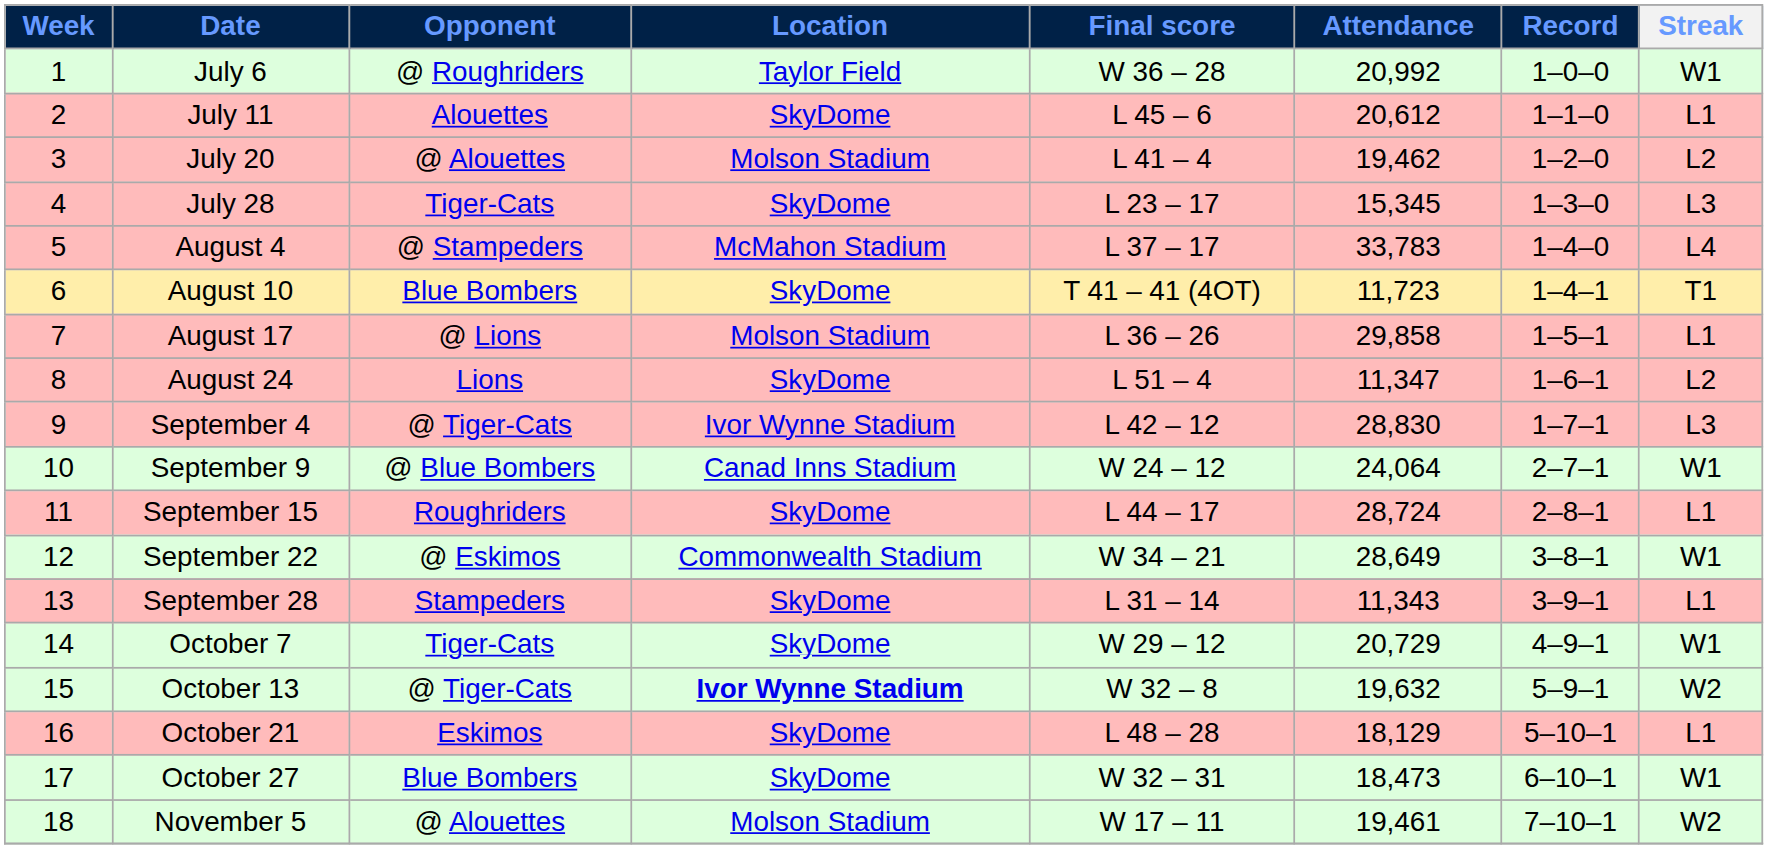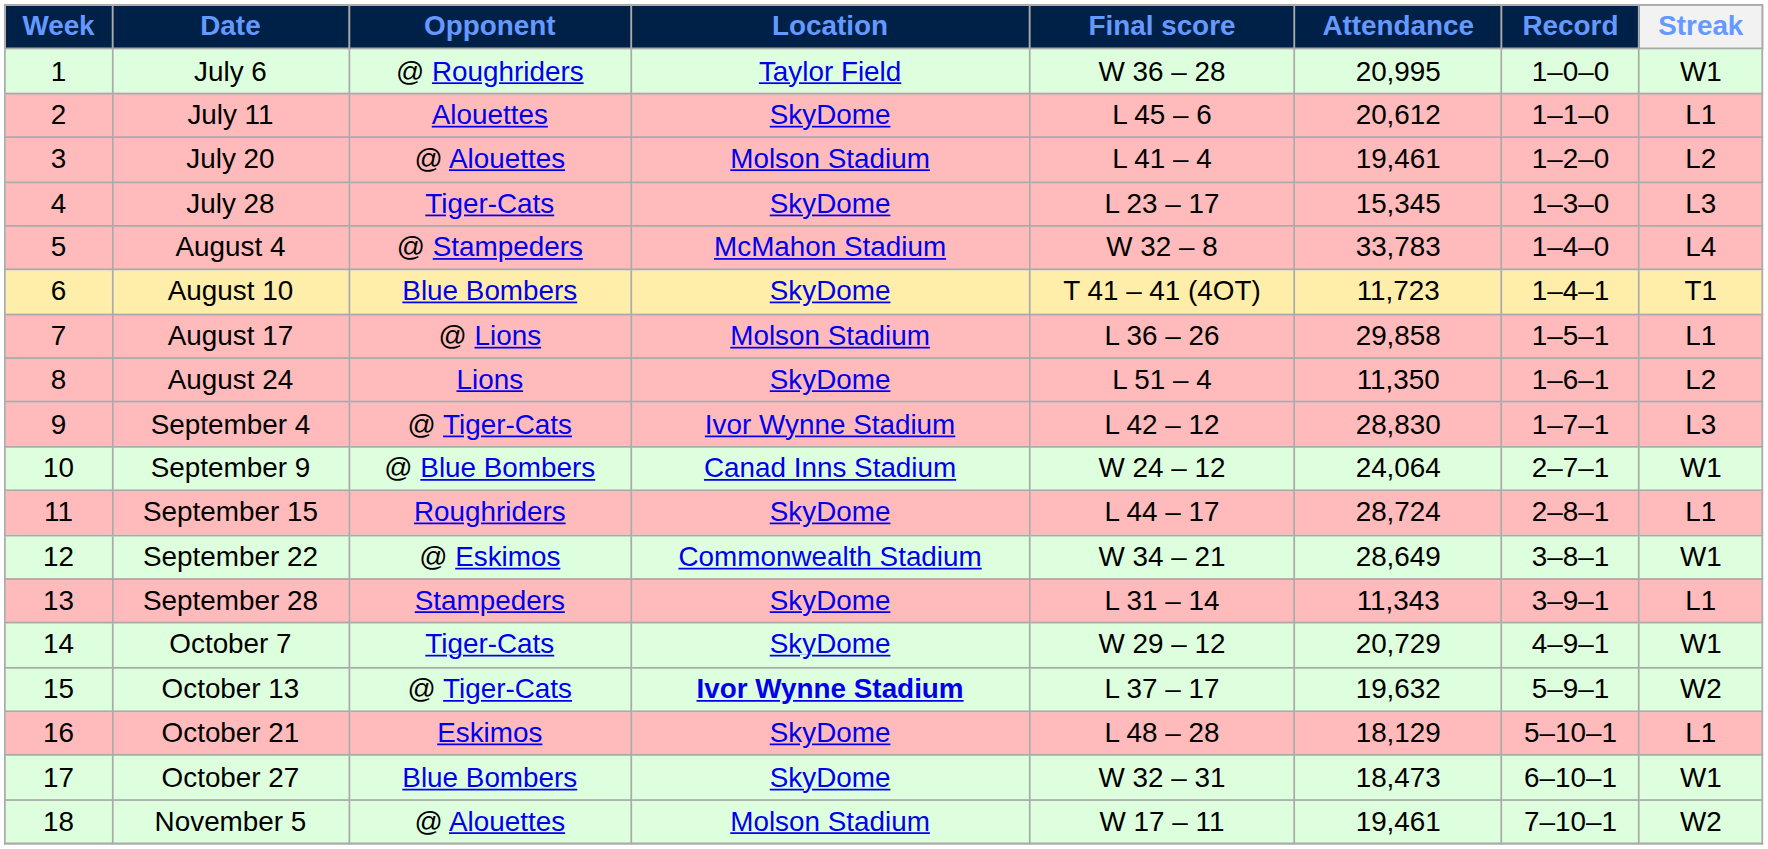(1398, 70) 20,992 -> (1398, 70) 20,995
(1398, 159) 19,462 -> (1398, 159) 19,461
(1162, 247) L 37 – 17 -> (1162, 247) W 32 – 8
(1398, 379) 11,347 -> (1398, 379) 11,350
(1162, 688) W 32 – 8 -> (1162, 688) L 37 – 17
